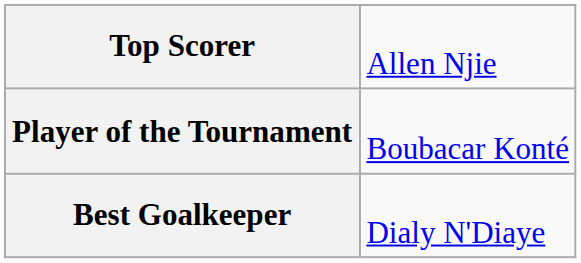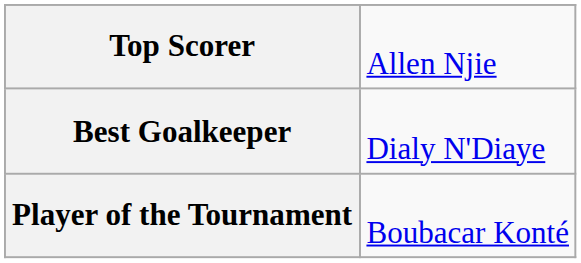rows swapped: (182, 214) <-> (182, 130)
